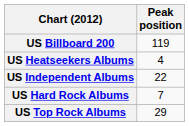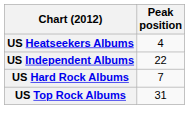- row: (70, 43)
(161, 113) 29 -> (161, 95) 31
